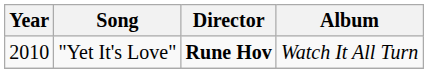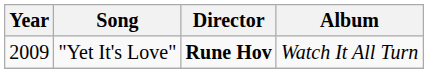(29, 52) 2010 -> (29, 52) 2009
